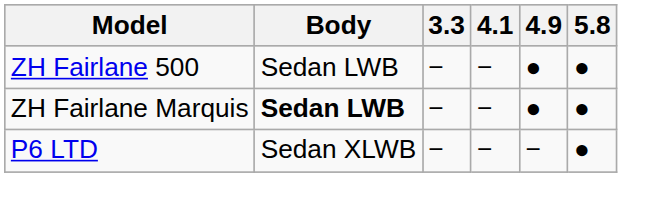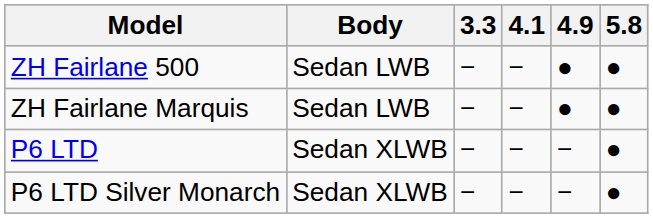(333, 108) bold -> (361, 108) normal
+ row: (146, 191)
